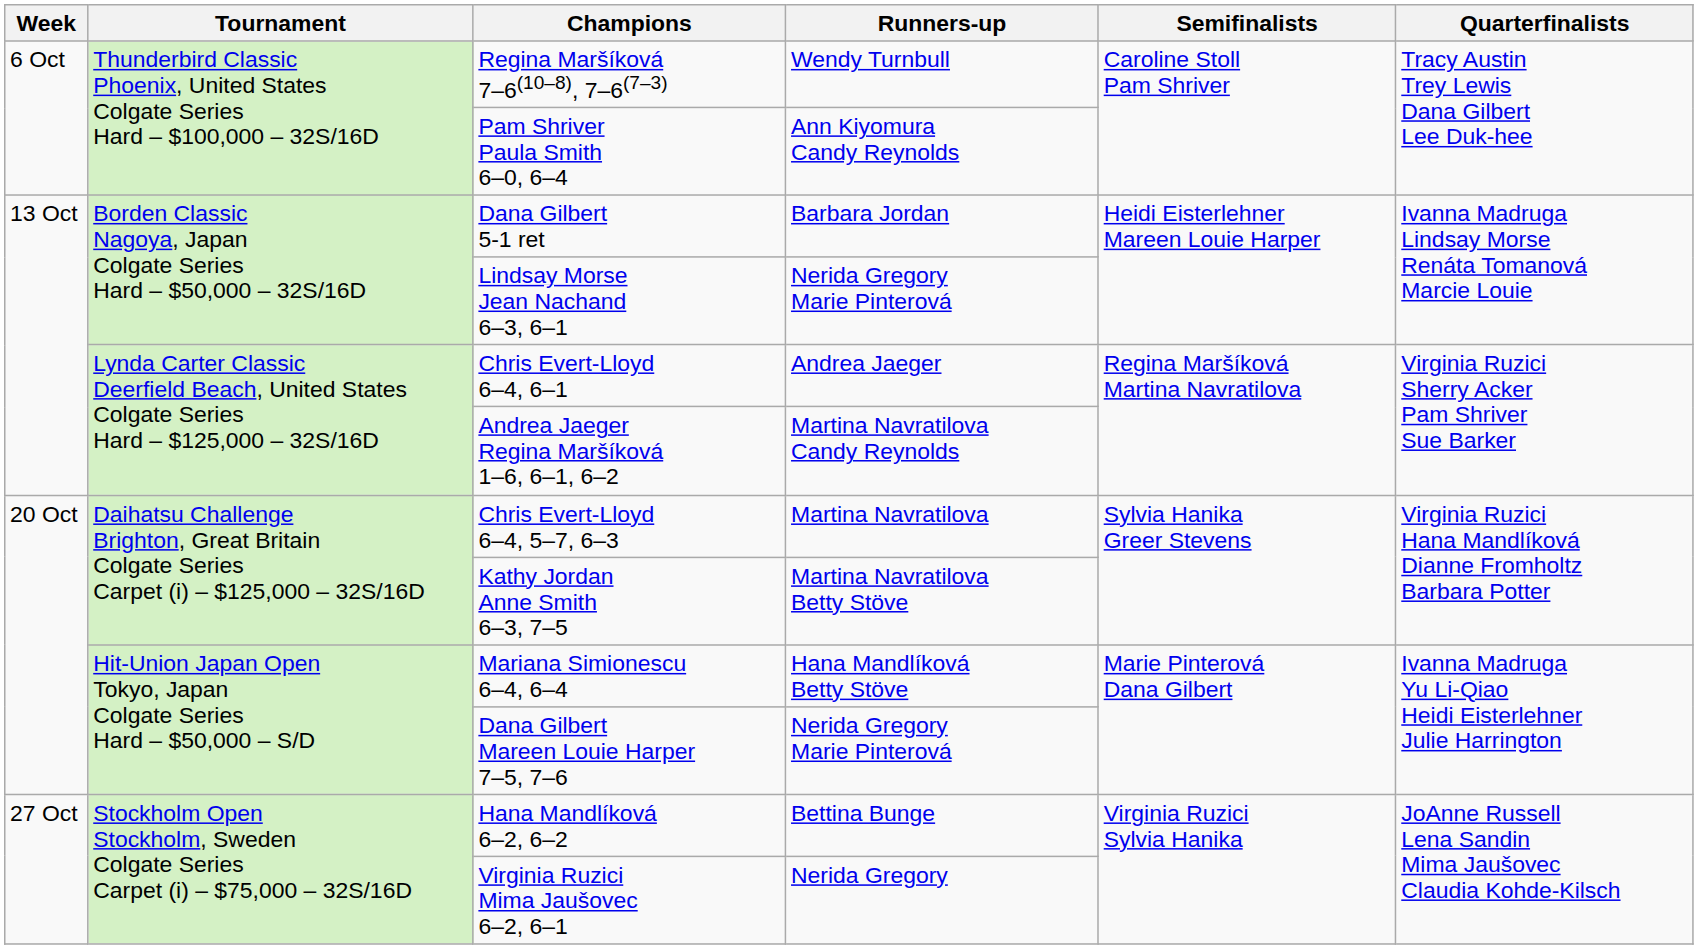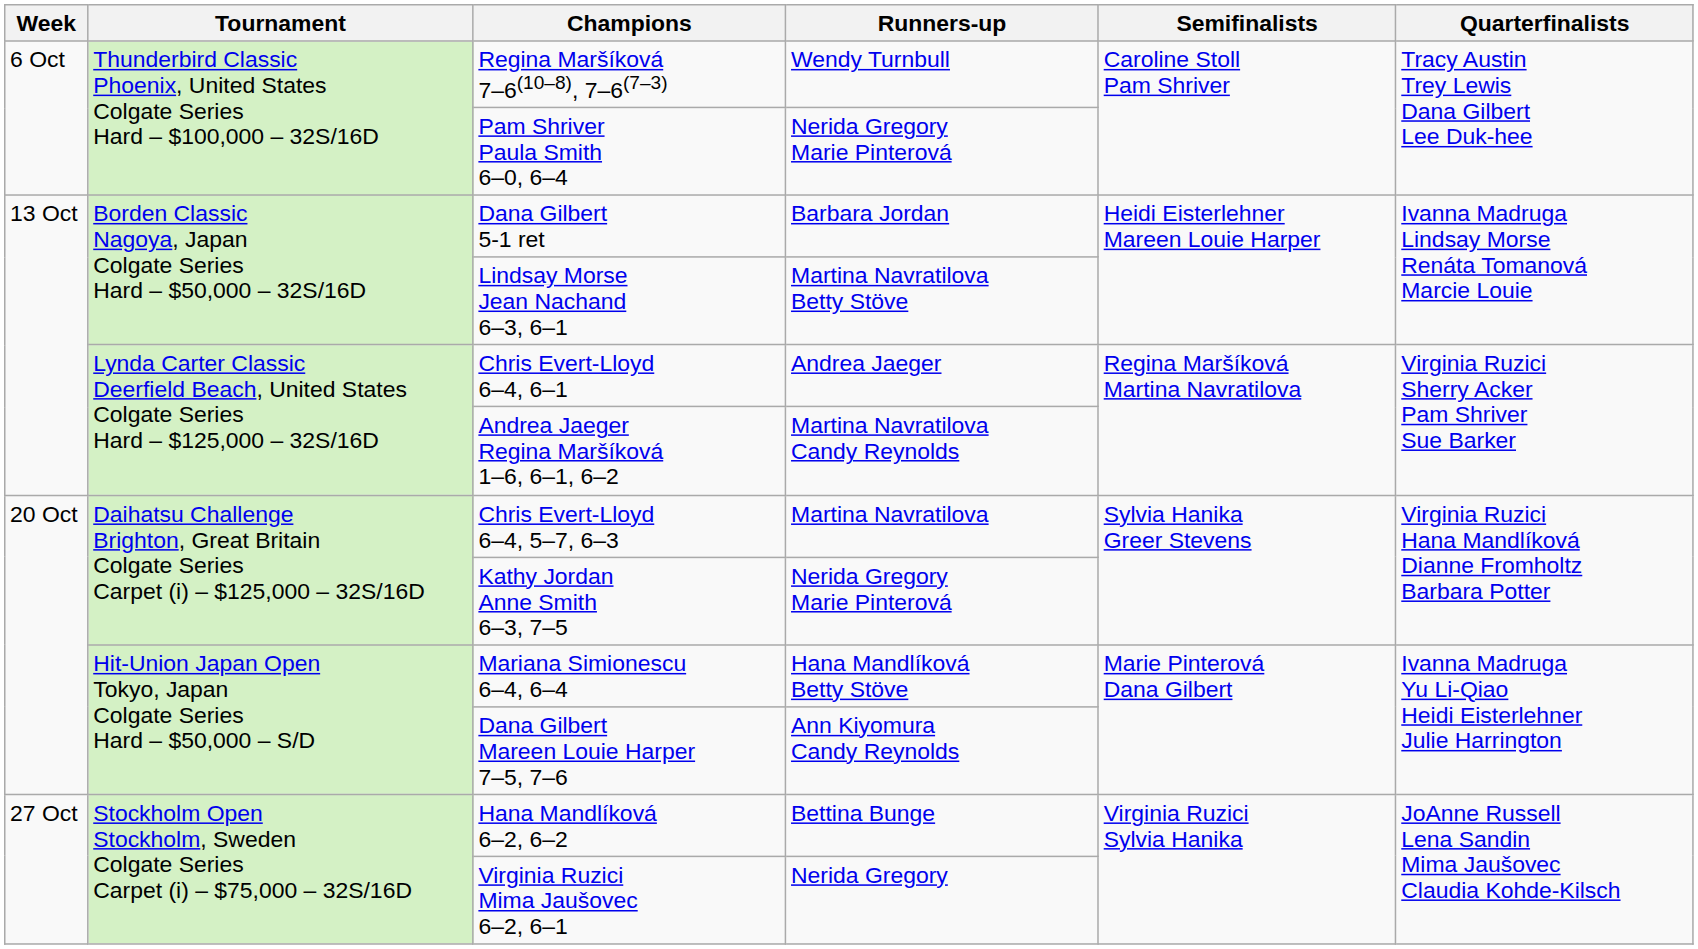(875, 139) Ann Kiyomura Candy Reynolds -> (871, 139) Nerida Gregory Marie Pinterová
(871, 289) Nerida Gregory Marie Pinterová -> (890, 289) Martina Navratilova Betty Stöve
(890, 588) Martina Navratilova Betty Stöve -> (871, 588) Nerida Gregory Marie Pinterová
(871, 738) Nerida Gregory Marie Pinterová -> (875, 738) Ann Kiyomura Candy Reynolds
